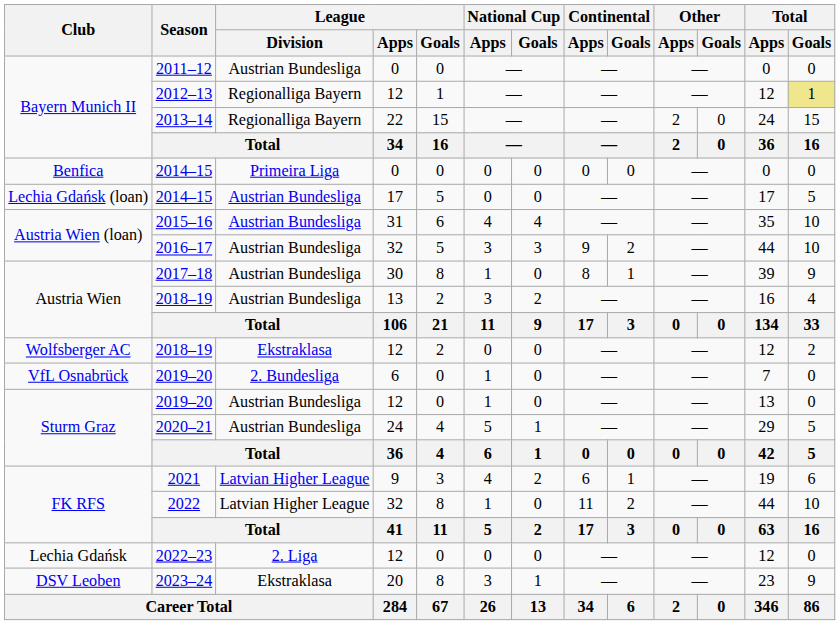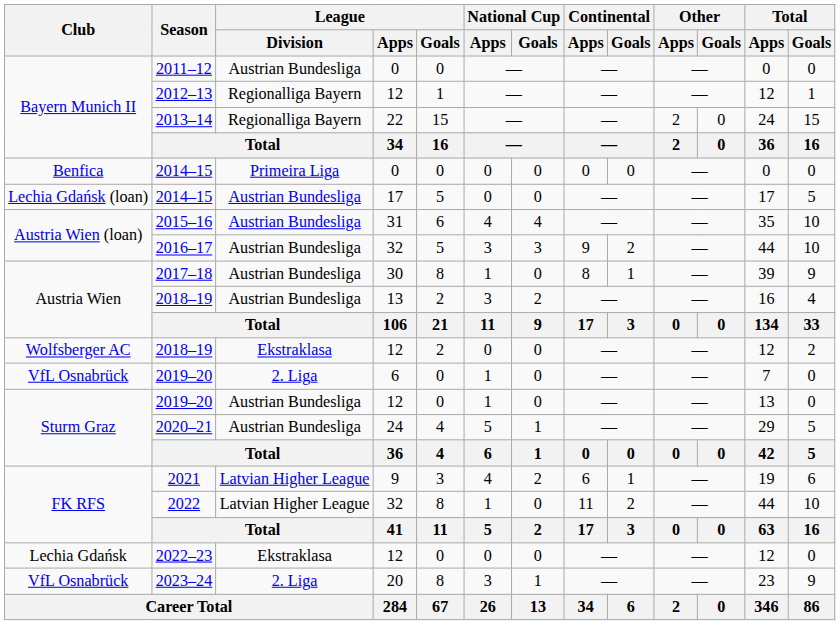(812, 94) khaki background -> (812, 94) no background
(295, 376) 2. Bundesliga -> (295, 376) 2. Liga
(295, 555) 2. Liga -> (295, 555) Ekstraklasa
(78, 581) DSV Leoben -> (78, 581) VfL Osnabrück
(295, 581) Ekstraklasa -> (295, 581) 2. Liga
